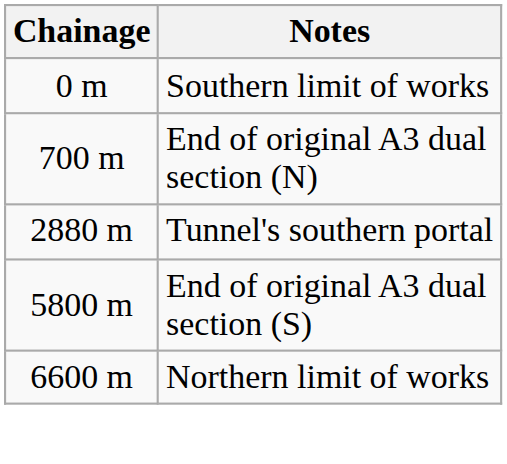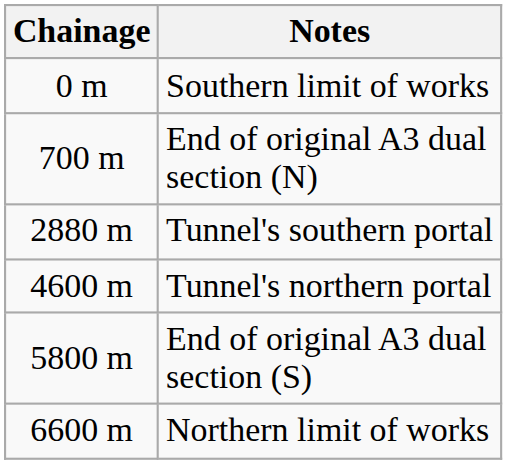+ row: (329, 284)
